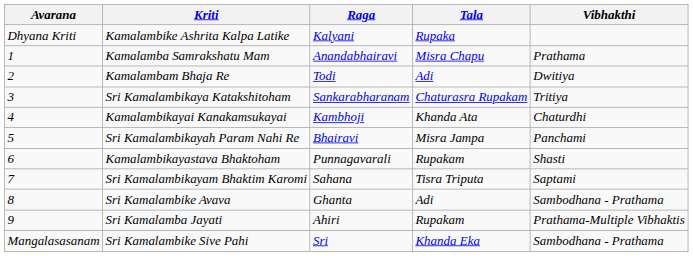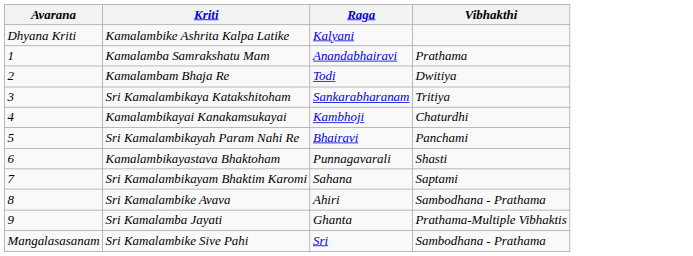- column: (471, 14)
(332, 199) Ghanta -> (326, 199) Ahiri
(326, 220) Ahiri -> (332, 220) Ghanta
